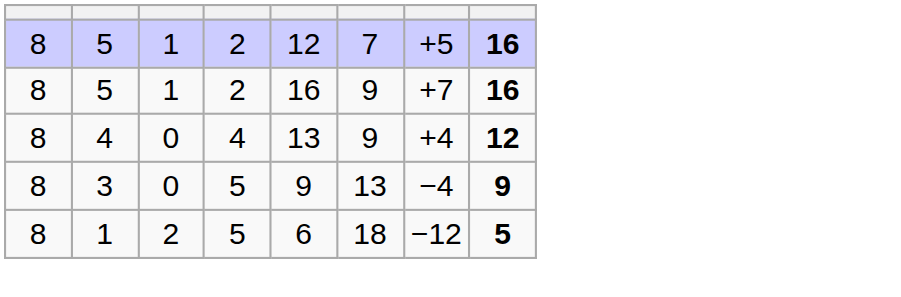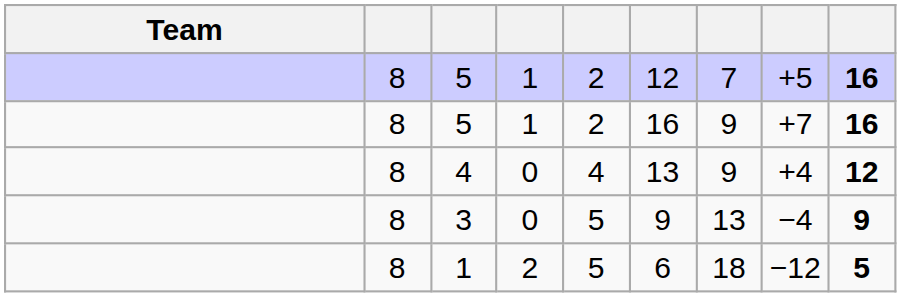+ column: (185, 29)
